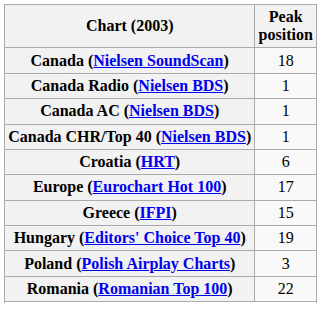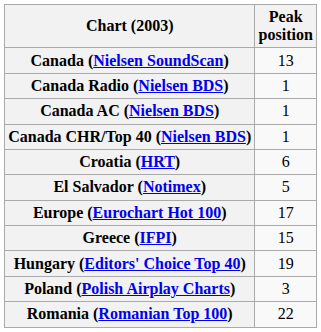(286, 60) 18 -> (286, 60) 13
+ row: (130, 187)
